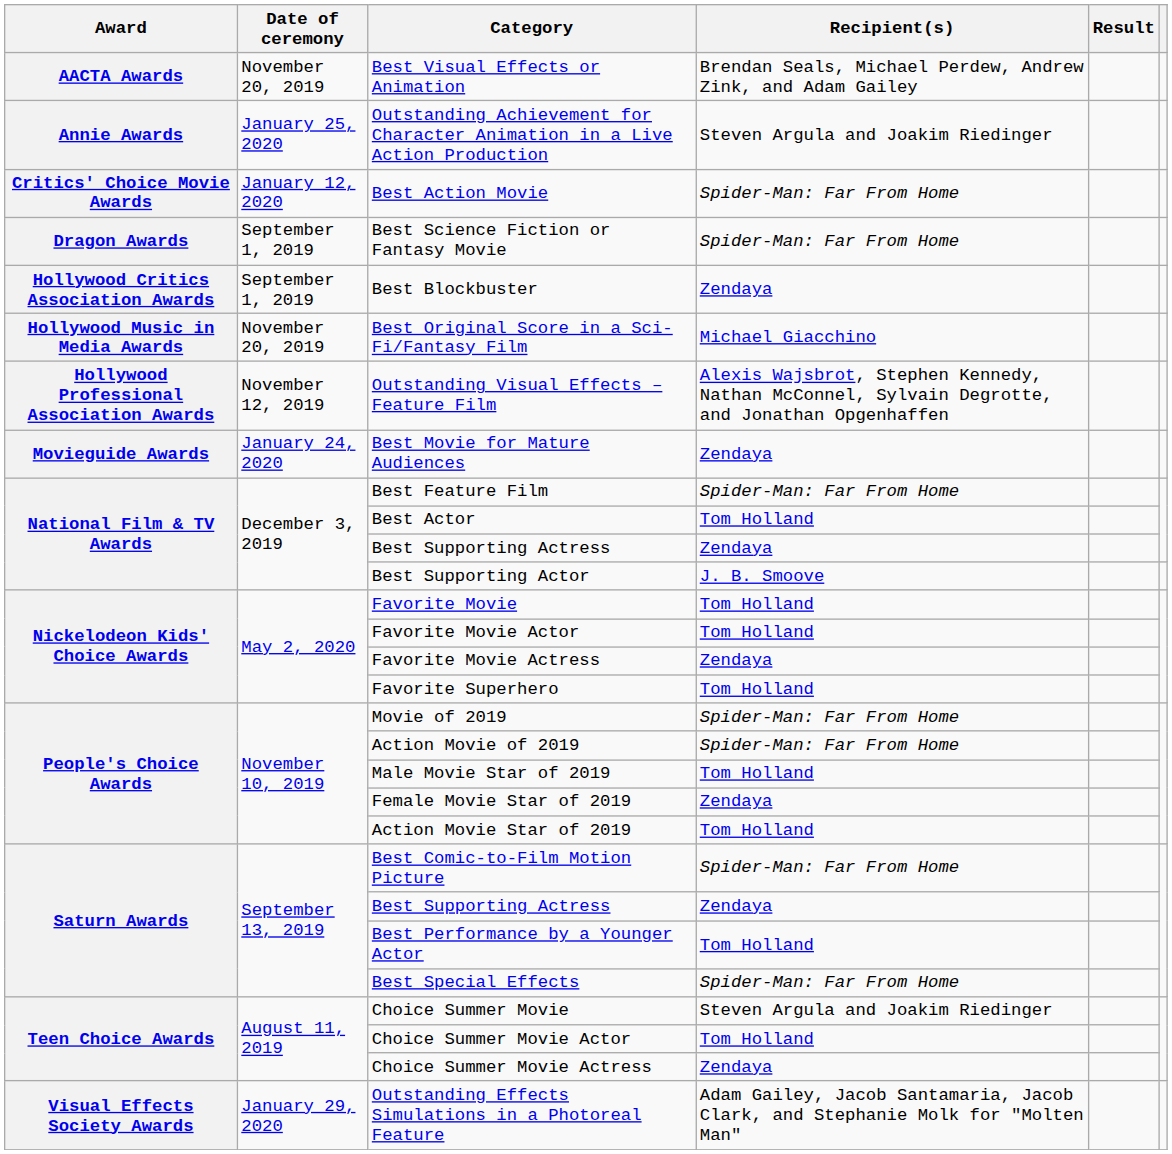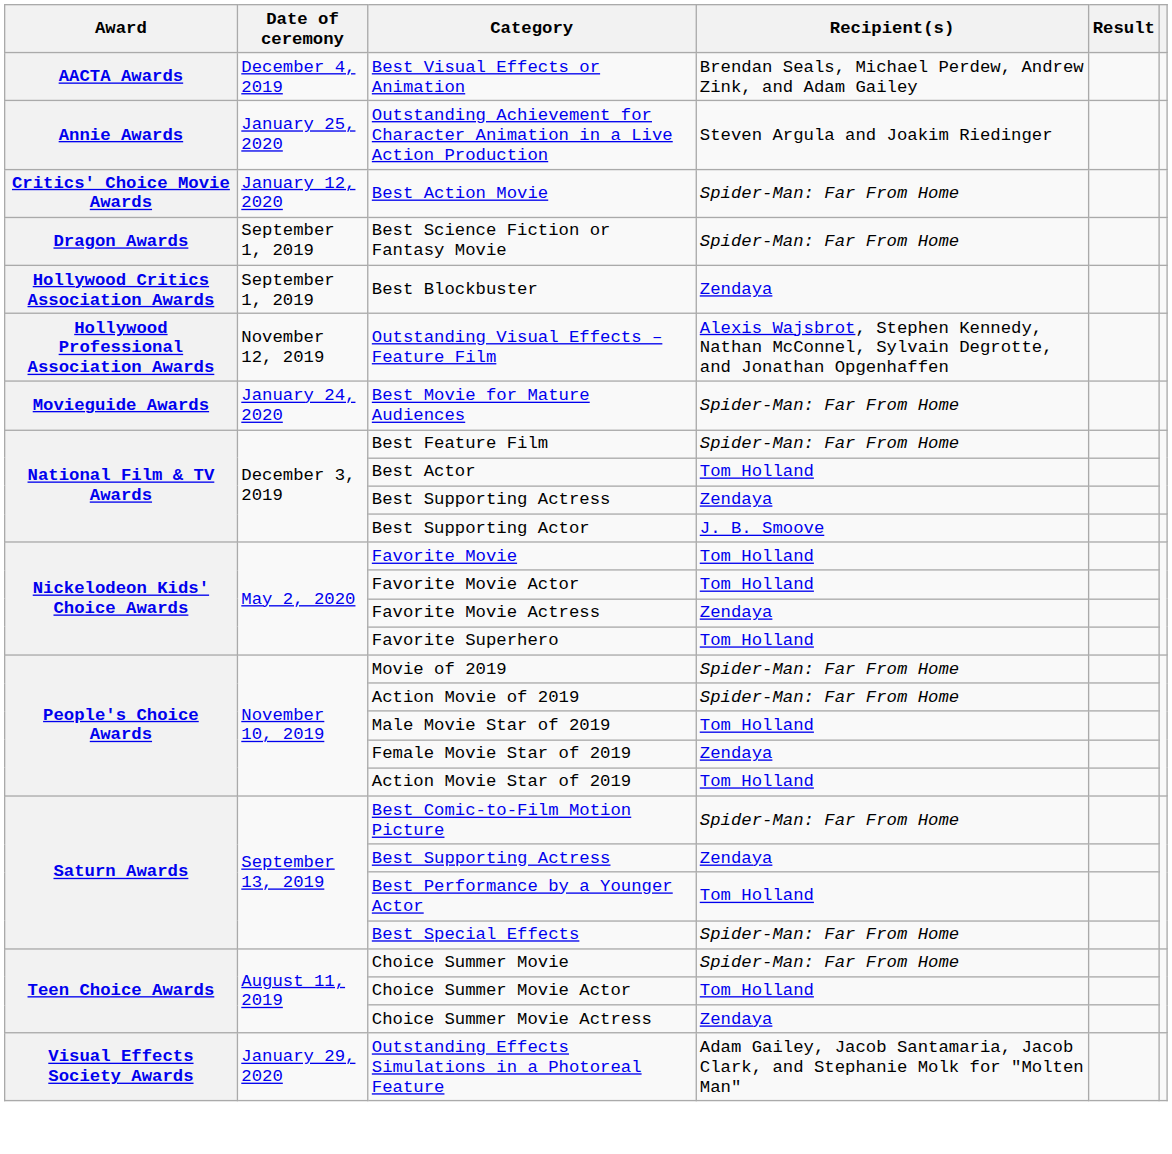(283, 77) November 20, 2019 -> (298, 77) December 4, 2019
- row: (121, 337)
(736, 454) Zendaya -> (829, 406) Spider-Man: Far From Home
(876, 1011) Steven Argula and Joakim Riedinger -> (829, 963) Spider-Man: Far From Home
